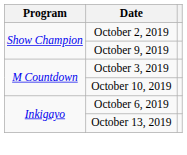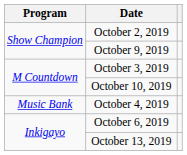+ row: (131, 104)
